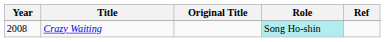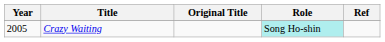(17, 28) 2008 -> (17, 28) 2005
